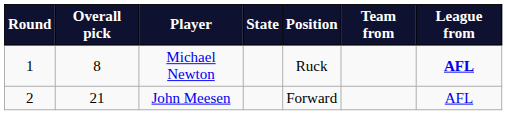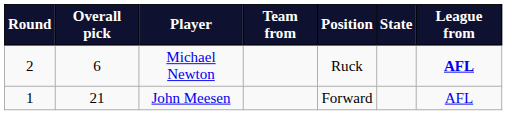columns swapped: (263, 24) <-> (378, 24)
(30, 65) 1 -> (30, 65) 2
(97, 65) 8 -> (97, 65) 6
(30, 97) 2 -> (30, 97) 1
